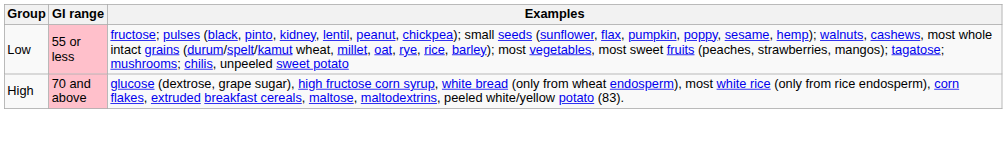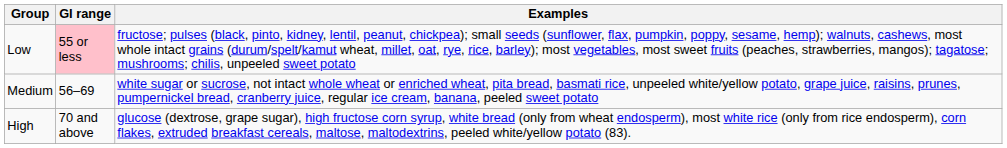+ row: (30, 91)
(71, 91) pink background -> (78, 125) no background
